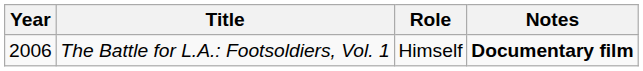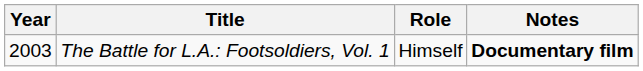(30, 50) 2006 -> (30, 50) 2003
